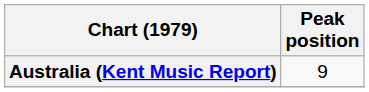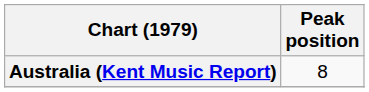(322, 71) 9 -> (322, 71) 8
